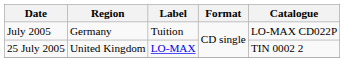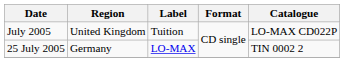(91, 31) Germany -> (108, 31) United Kingdom
(108, 48) United Kingdom -> (91, 48) Germany
